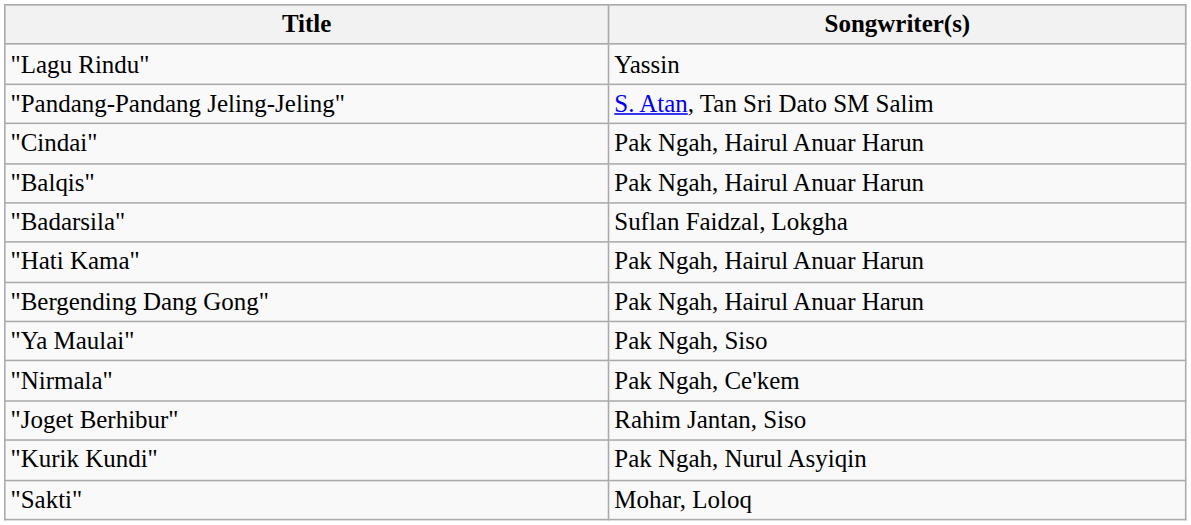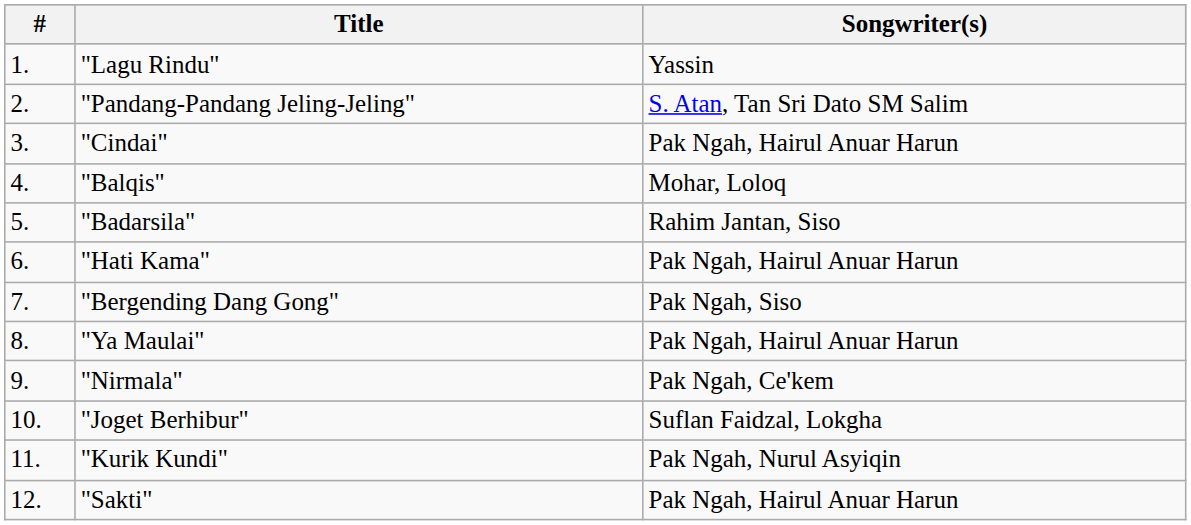+ column: (40, 24)
(769, 182) Pak Ngah, Hairul Anuar Harun -> (717, 182) Mohar, Loloq
(731, 222) Suflan Faidzal, Lokgha -> (745, 222) Rahim Jantan, Siso
(769, 301) Pak Ngah, Hairul Anuar Harun -> (725, 301) Pak Ngah, Siso
(691, 340) Pak Ngah, Siso -> (803, 340) Pak Ngah, Hairul Anuar Harun
(710, 420) Rahim Jantan, Siso -> (765, 420) Suflan Faidzal, Lokgha
(683, 499) Mohar, Loloq -> (803, 499) Pak Ngah, Hairul Anuar Harun
